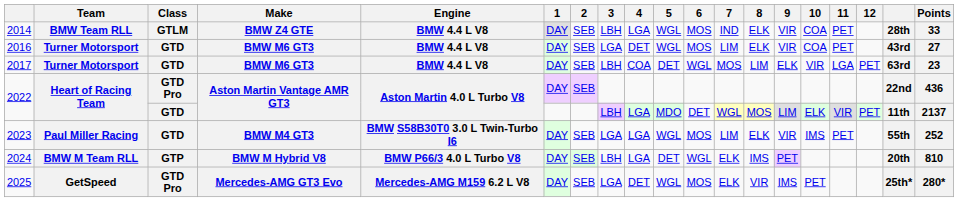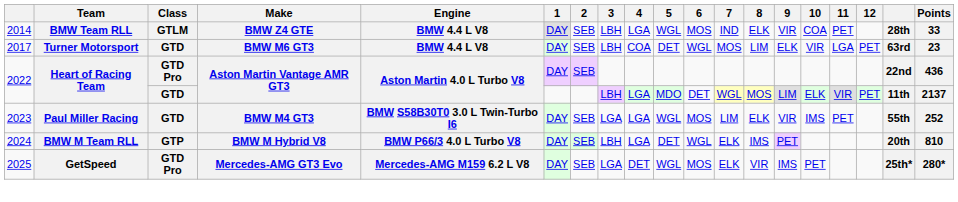- row: (19, 48)
